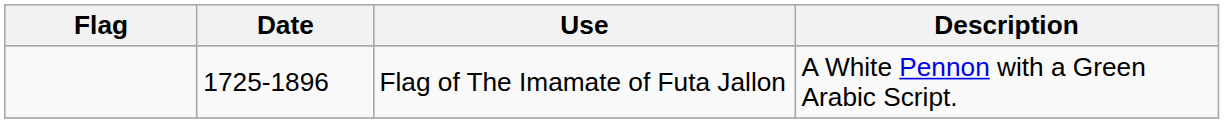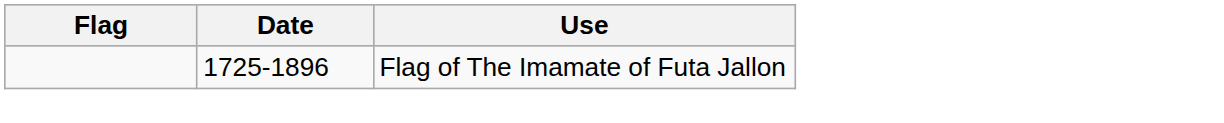- column: (1007, 25)
